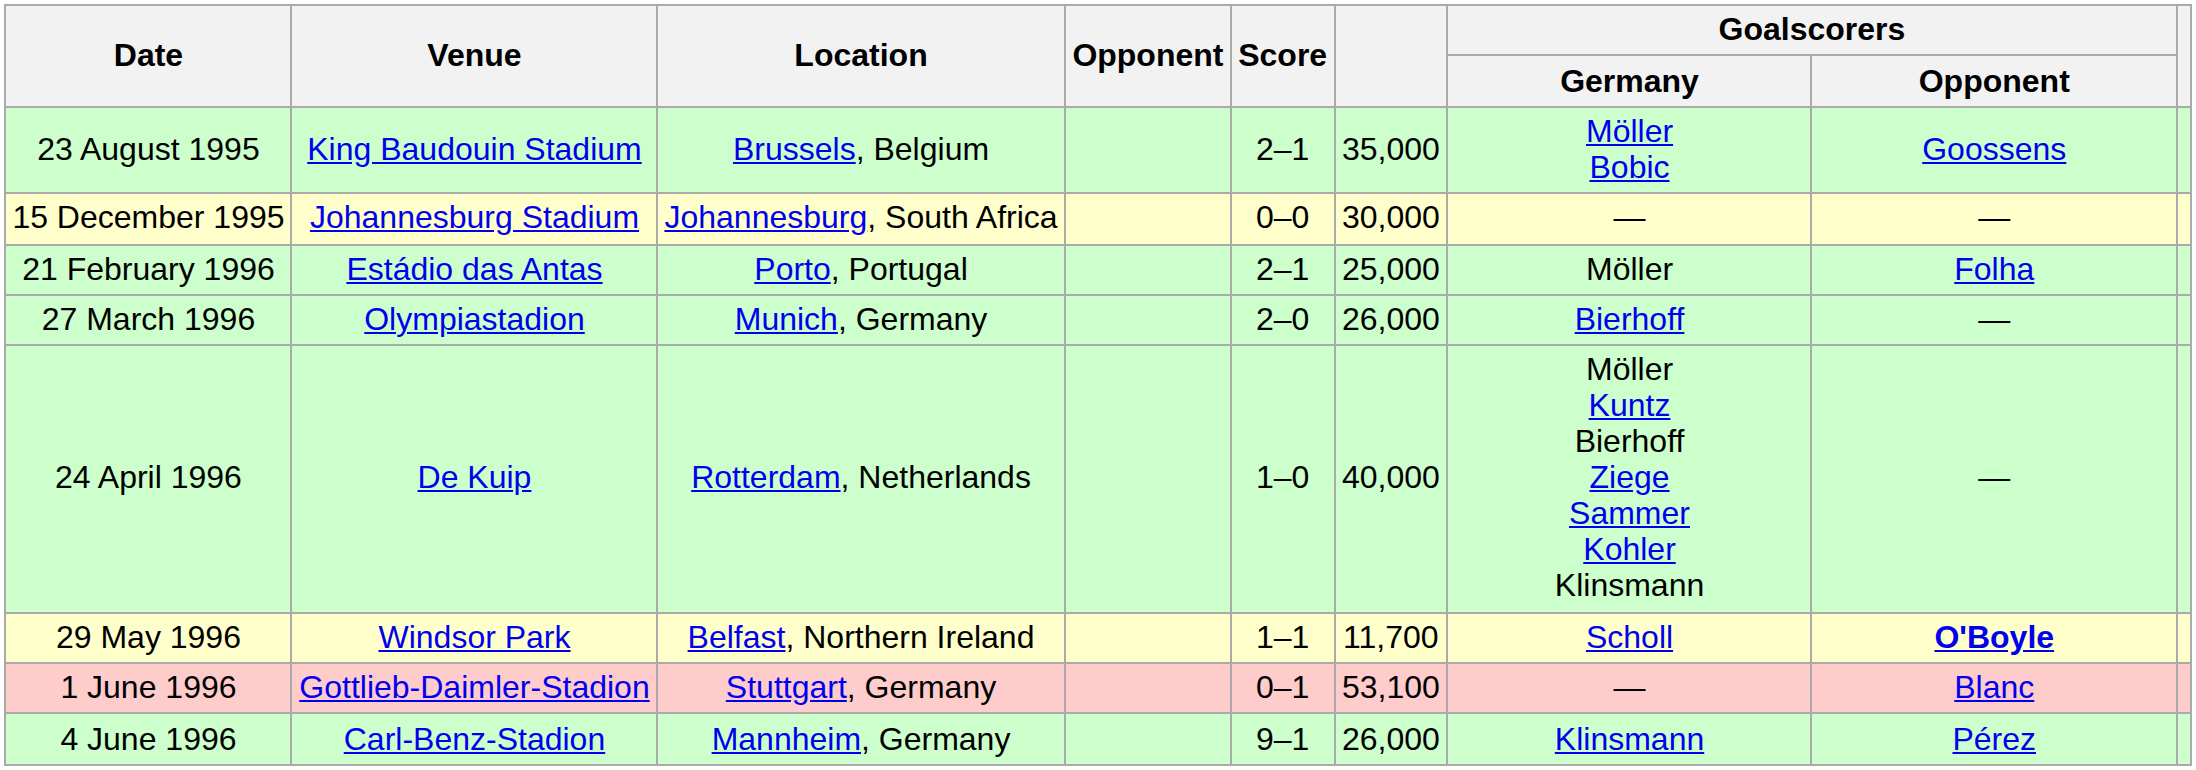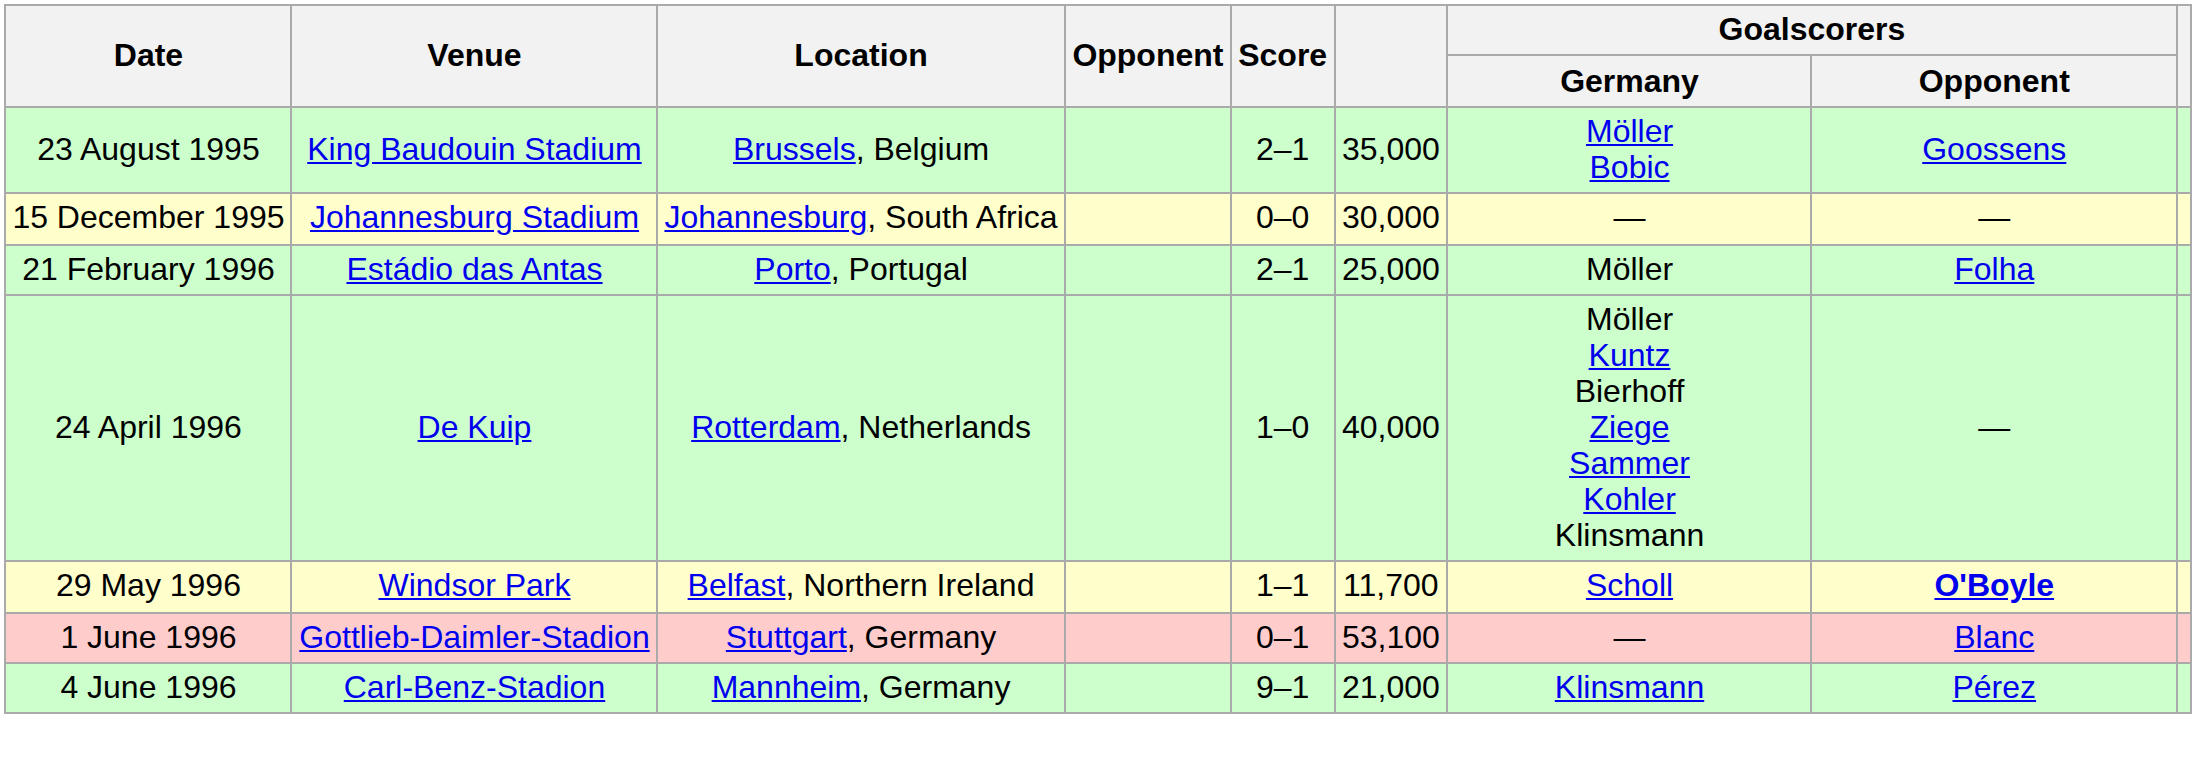- row: (148, 319)
(1391, 738) 26,000 -> (1391, 687) 21,000
